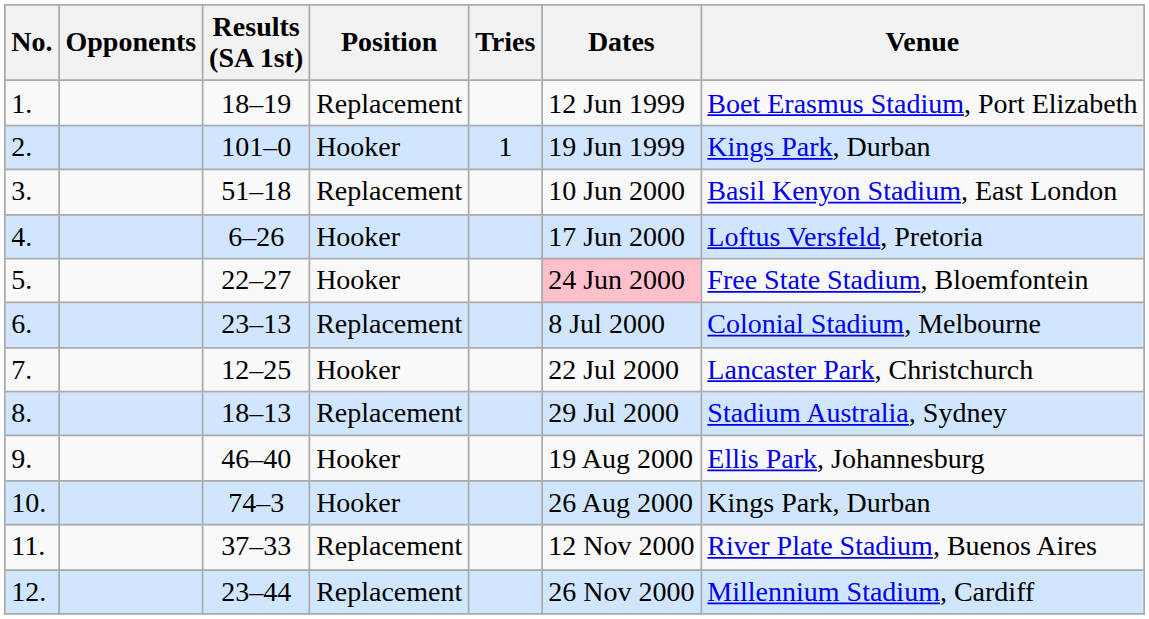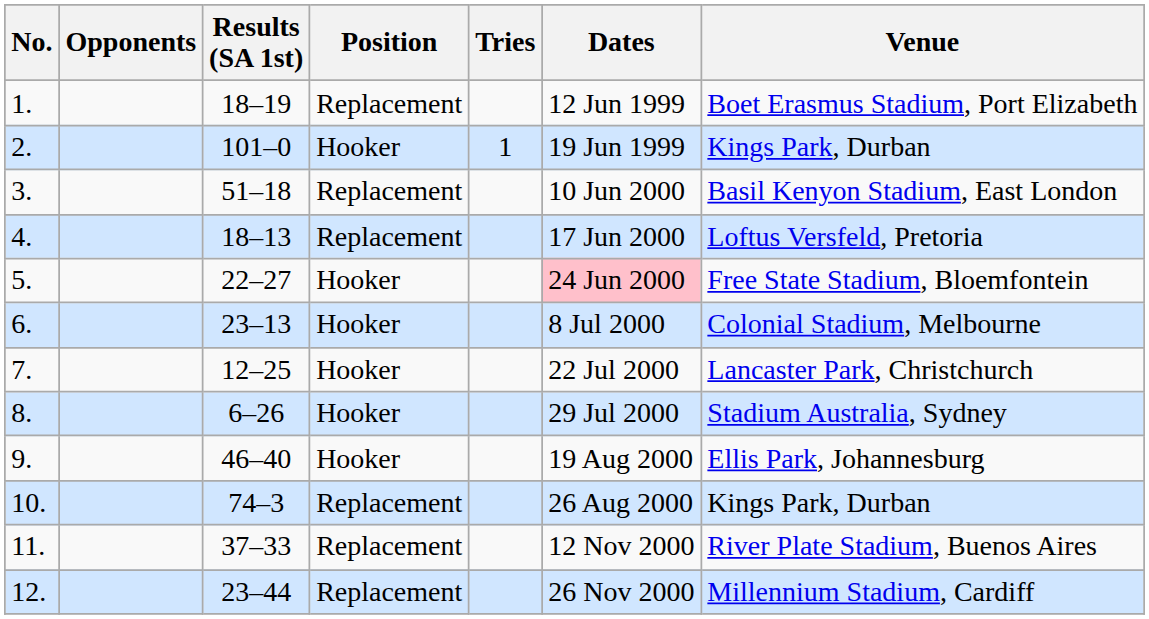(256, 235) 6–26 -> (256, 235) 18–13
(358, 235) Hooker -> (389, 235) Replacement
(389, 324) Replacement -> (358, 324) Hooker
(256, 413) 18–13 -> (256, 413) 6–26
(389, 413) Replacement -> (358, 413) Hooker
(358, 502) Hooker -> (389, 502) Replacement
